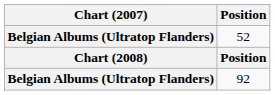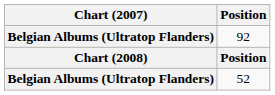rows swapped: (243, 36) <-> (243, 79)
